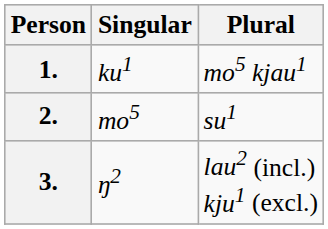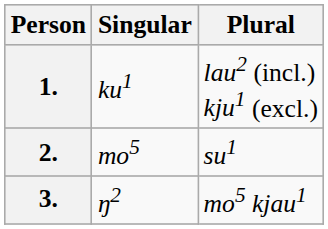(255, 68) mo5 kjau1 -> (261, 86) lau2 (incl.) kju1 (excl.)
(261, 181) lau2 (incl.) kju1 (excl.) -> (255, 199) mo5 kjau1
